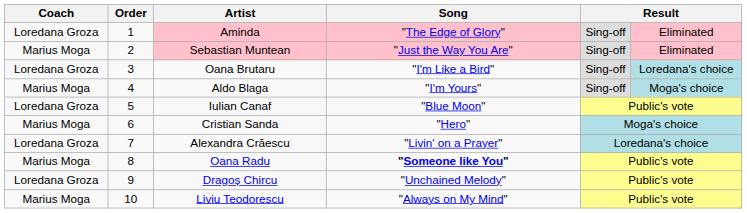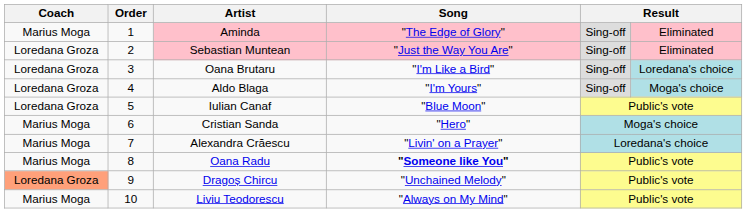(56, 32) Loredana Groza -> (56, 32) Marius Moga
(56, 50) Marius Moga -> (56, 50) Loredana Groza
(56, 87) Marius Moga -> (56, 87) Loredana Groza
(56, 143) Loredana Groza -> (56, 143) Marius Moga
(56, 180) no background -> (56, 180) lightsalmon background
